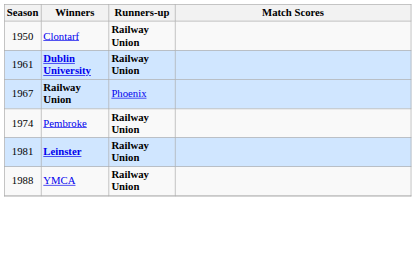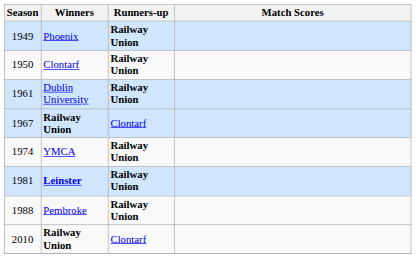+ row: (23, 36)
(67, 65) bold -> (66, 94) normal
(129, 94) Phoenix -> (128, 123) Clontarf
(65, 123) Pembroke -> (59, 152) YMCA
(59, 181) YMCA -> (65, 210) Pembroke
+ row: (23, 239)
